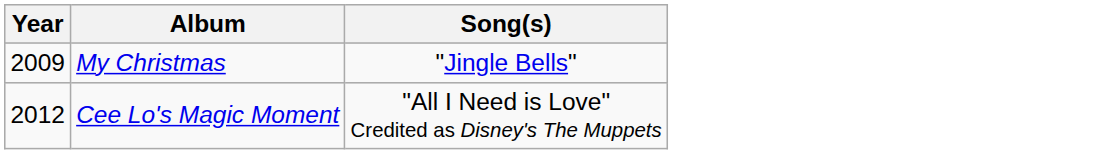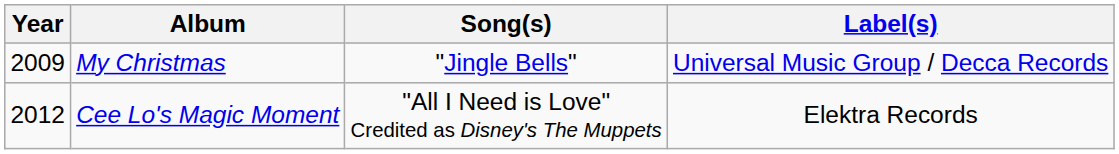+ column: (891, 23)
